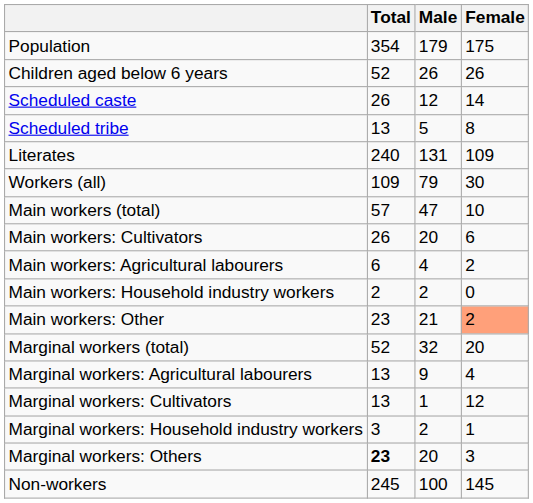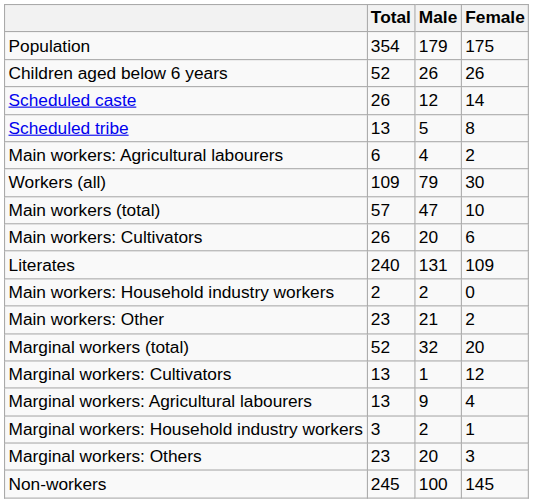rows swapped: (42, 155) <-> (146, 264)
(470, 319) lightsalmon background -> (470, 319) no background
rows swapped: (120, 401) <-> (160, 374)
(380, 456) bold -> (380, 456) normal
